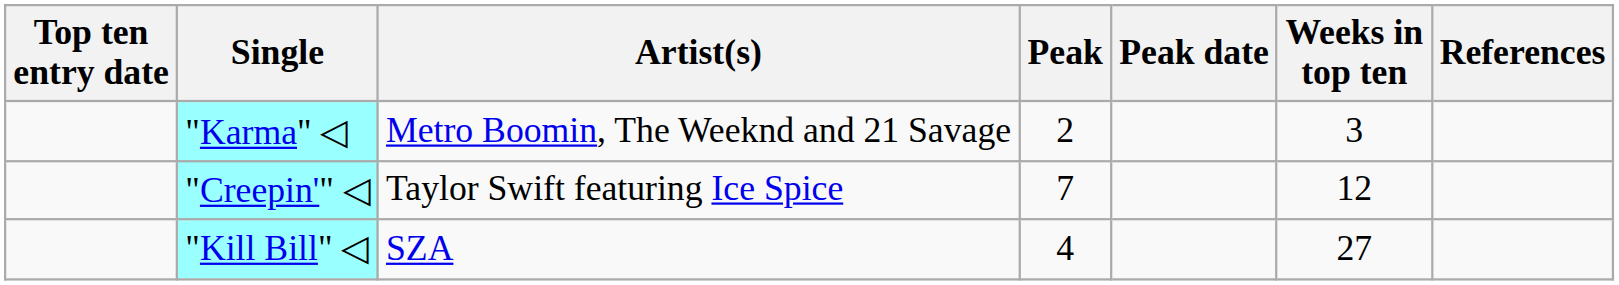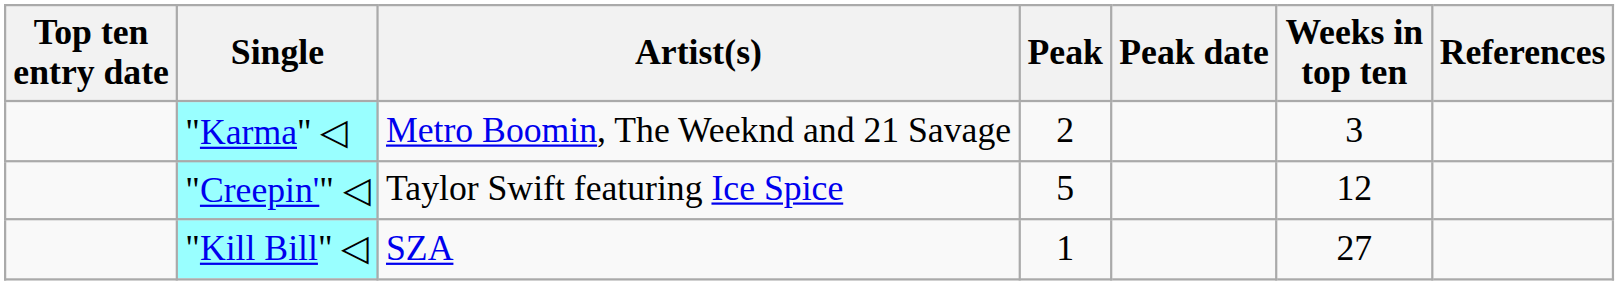(1065, 189) 7 -> (1065, 189) 5
(1065, 248) 4 -> (1065, 248) 1
